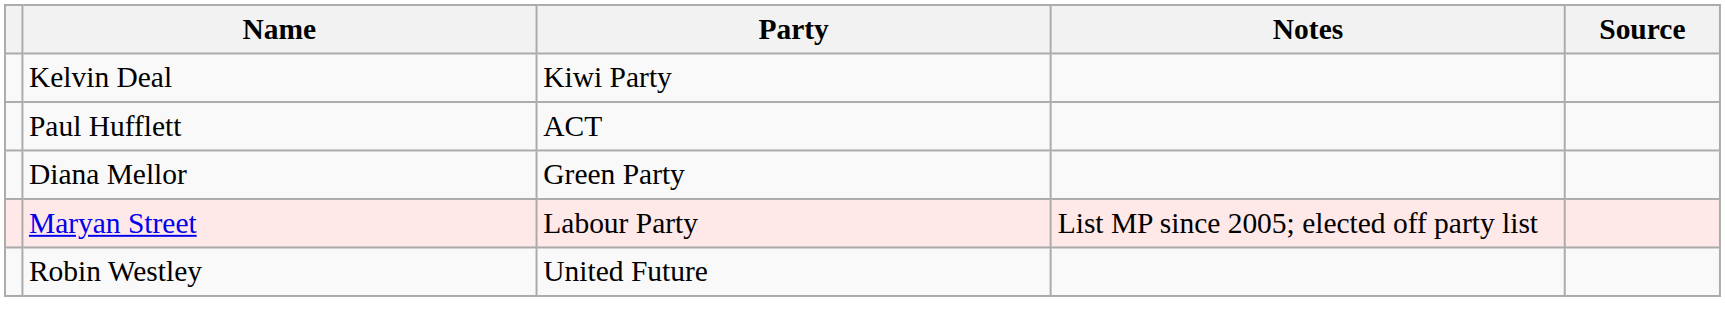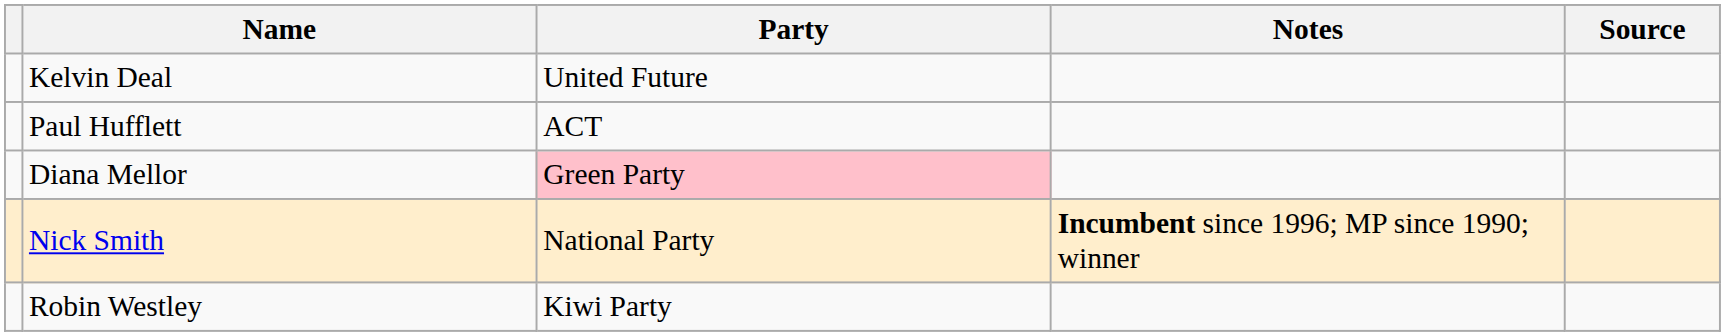(608, 77) Kiwi Party -> (626, 77) United Future
(614, 174) no background -> (614, 174) pink background
+ row: (96, 240)
- row: (113, 223)
(626, 272) United Future -> (608, 307) Kiwi Party
